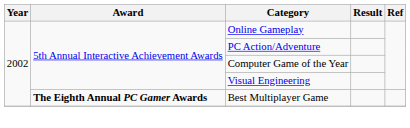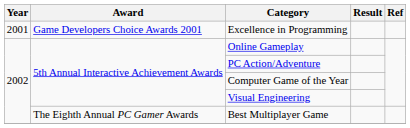+ row: (287, 30)
(120, 98) bold -> (116, 115) normal
